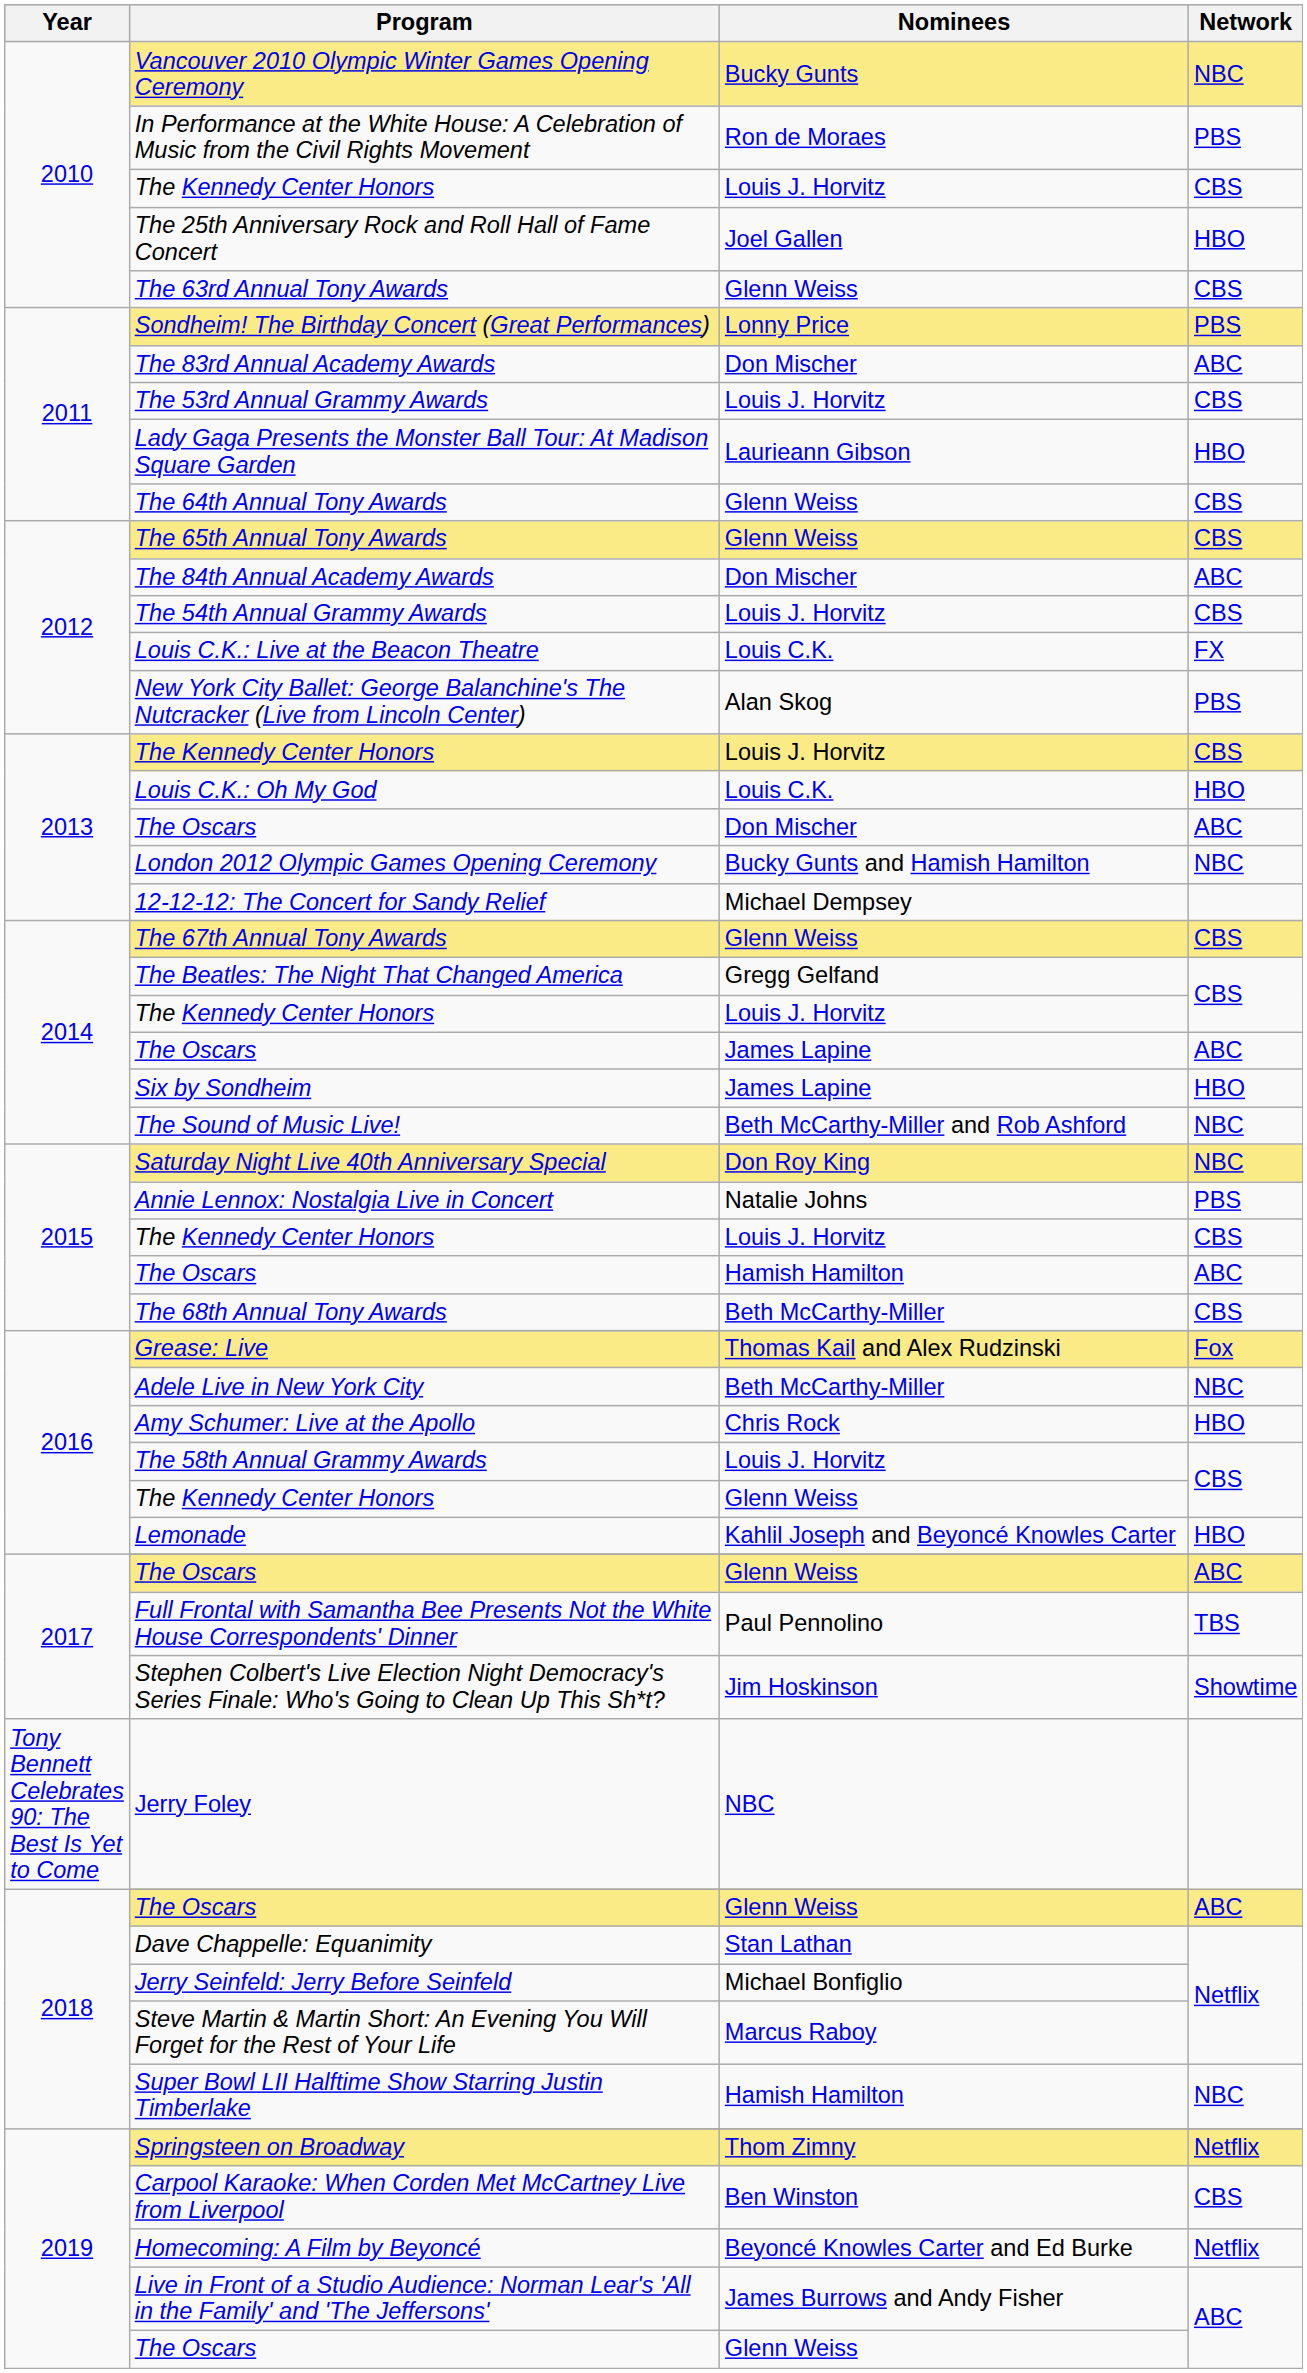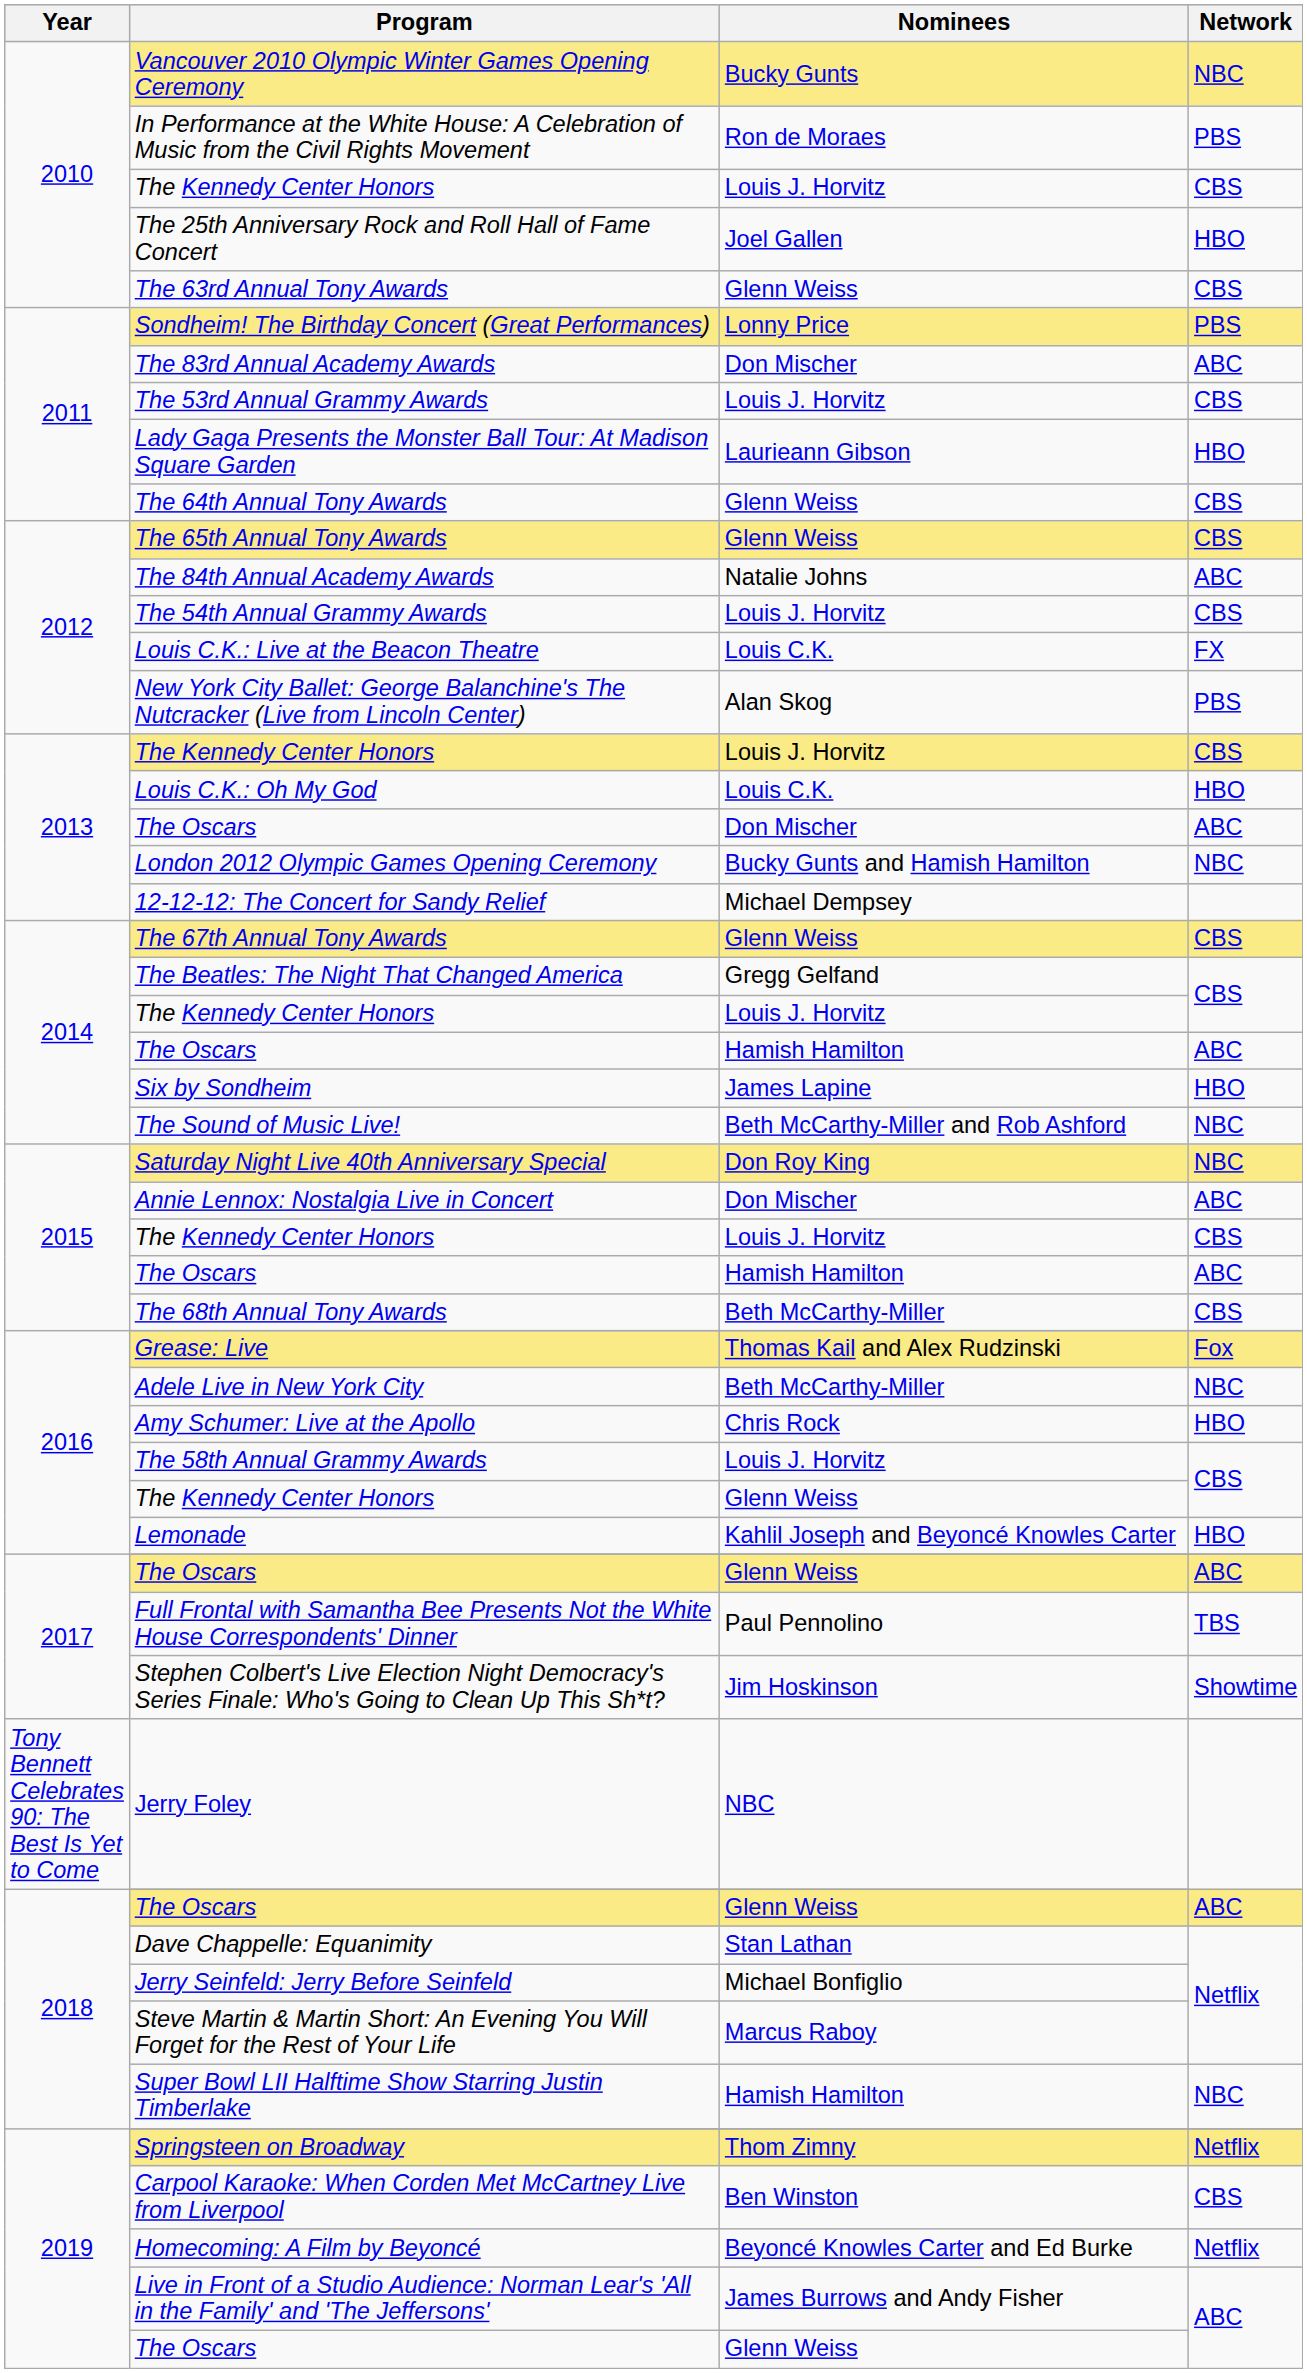(791, 576) Don Mischer -> (796, 576) Natalie Johns
(798, 1050) James Lapine -> (814, 1050) Hamish Hamilton
(796, 1199) Natalie Johns -> (791, 1199) Don Mischer
(1218, 1199) PBS -> (1218, 1199) ABC
